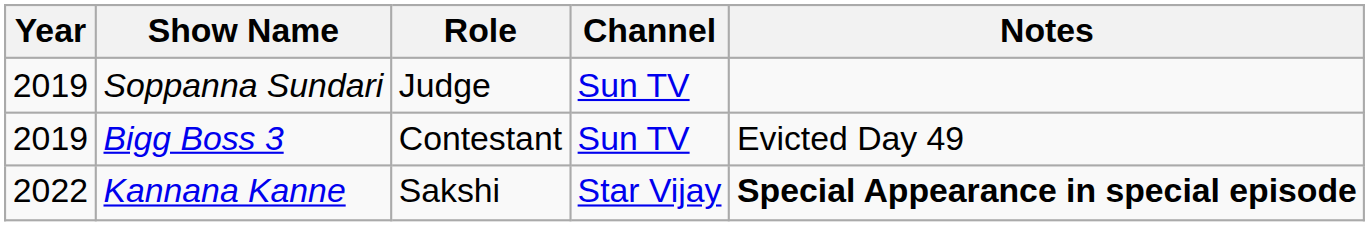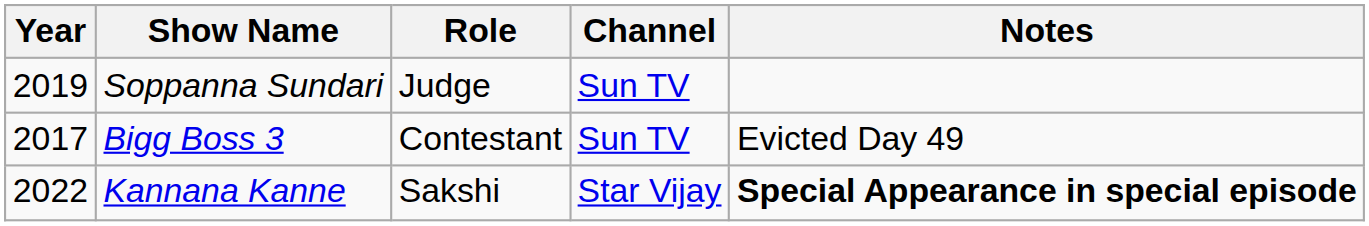(50, 138) 2019 -> (50, 138) 2017
